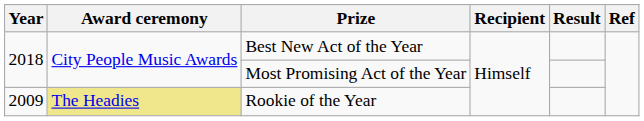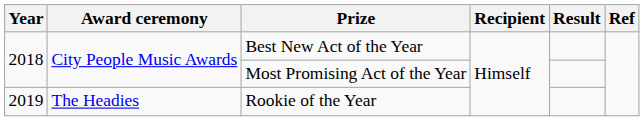(26, 101) 2009 -> (26, 101) 2019
(95, 101) khaki background -> (95, 101) no background
